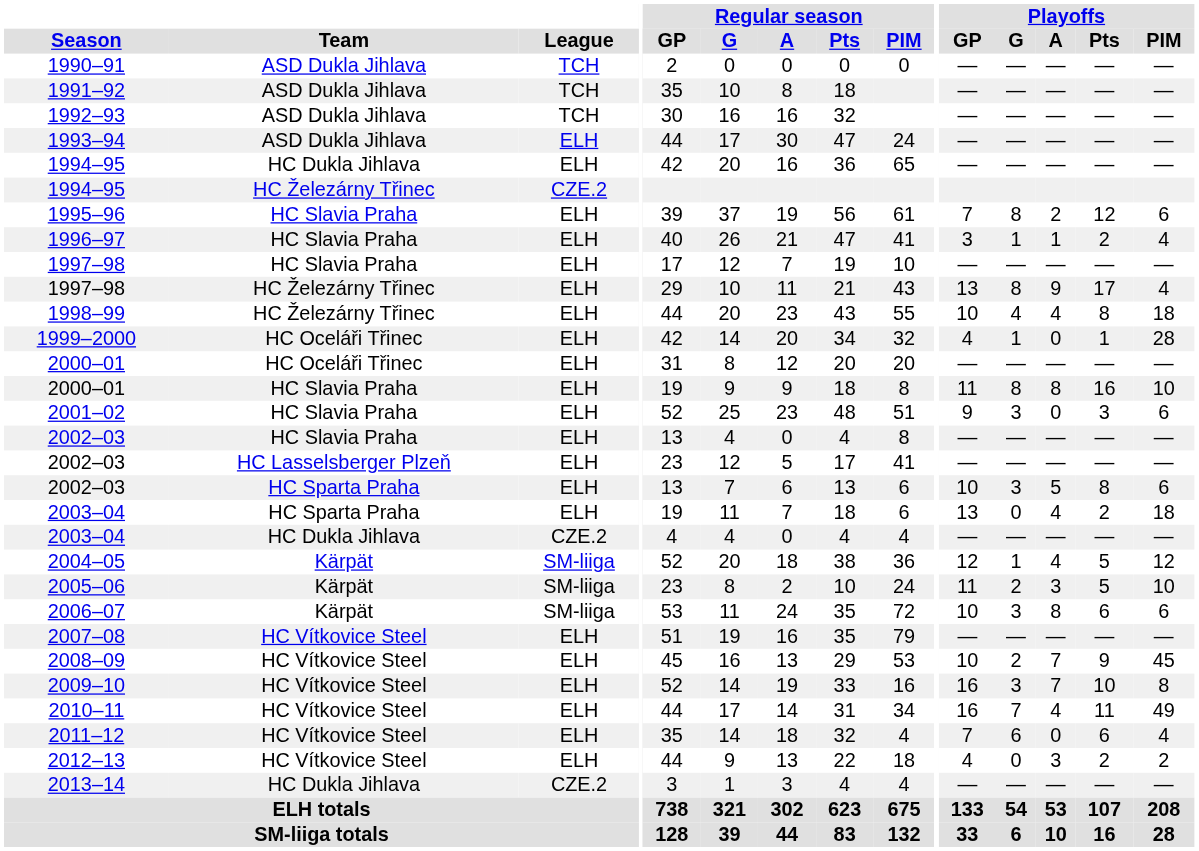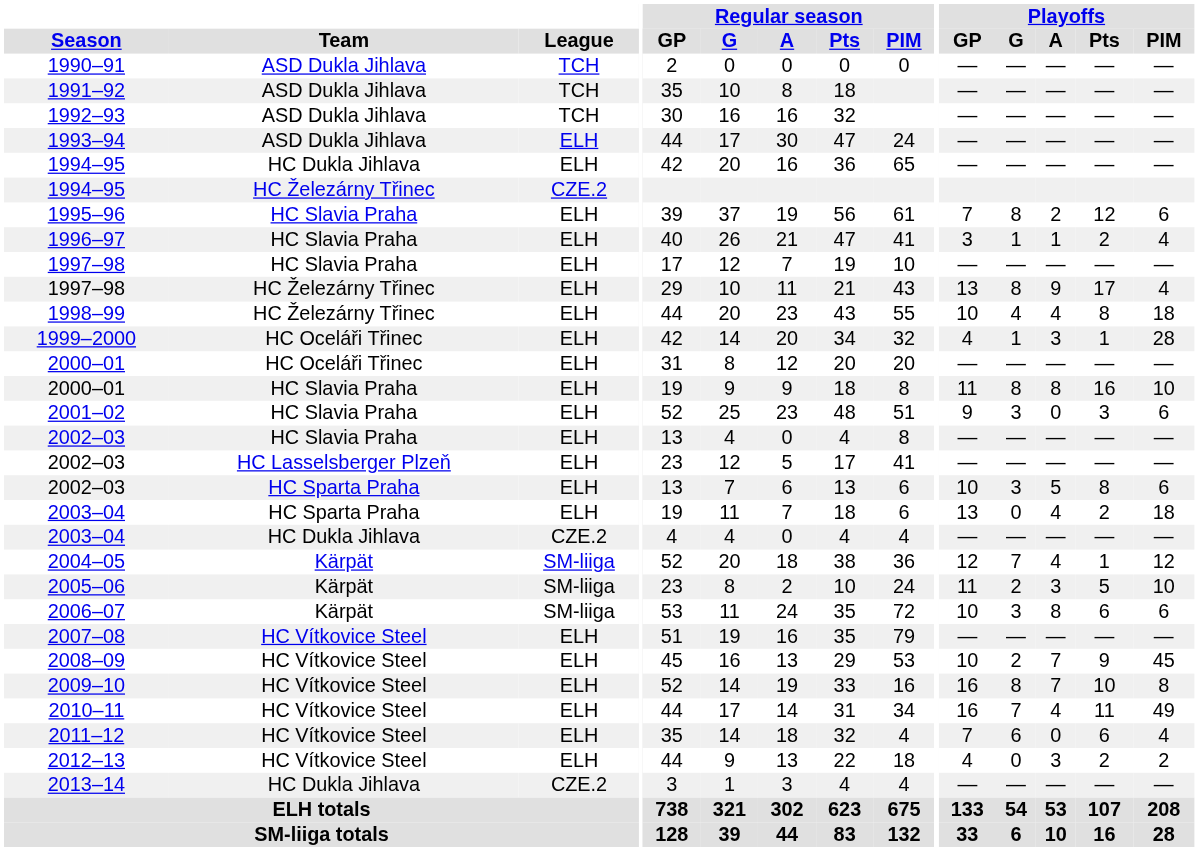(1056, 338) 0 -> (1056, 338) 3
(1016, 561) 1 -> (1016, 561) 7
(1104, 561) 5 -> (1104, 561) 1
(1016, 685) 3 -> (1016, 685) 8
